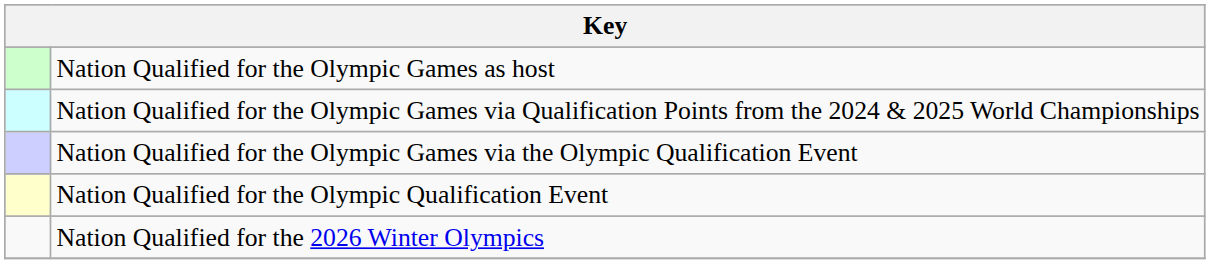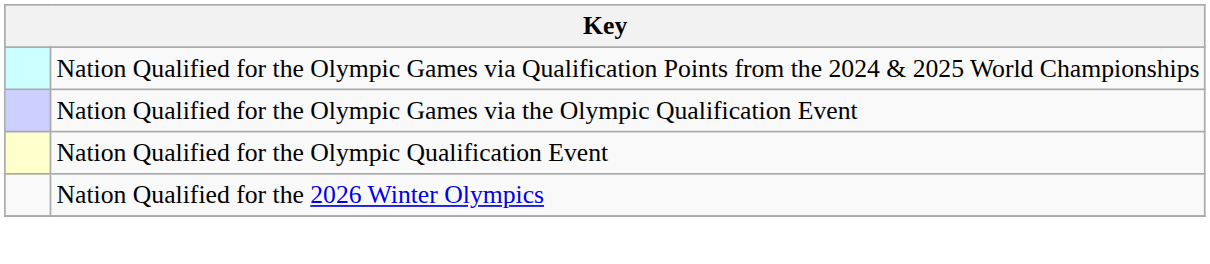- row: (306, 68)
